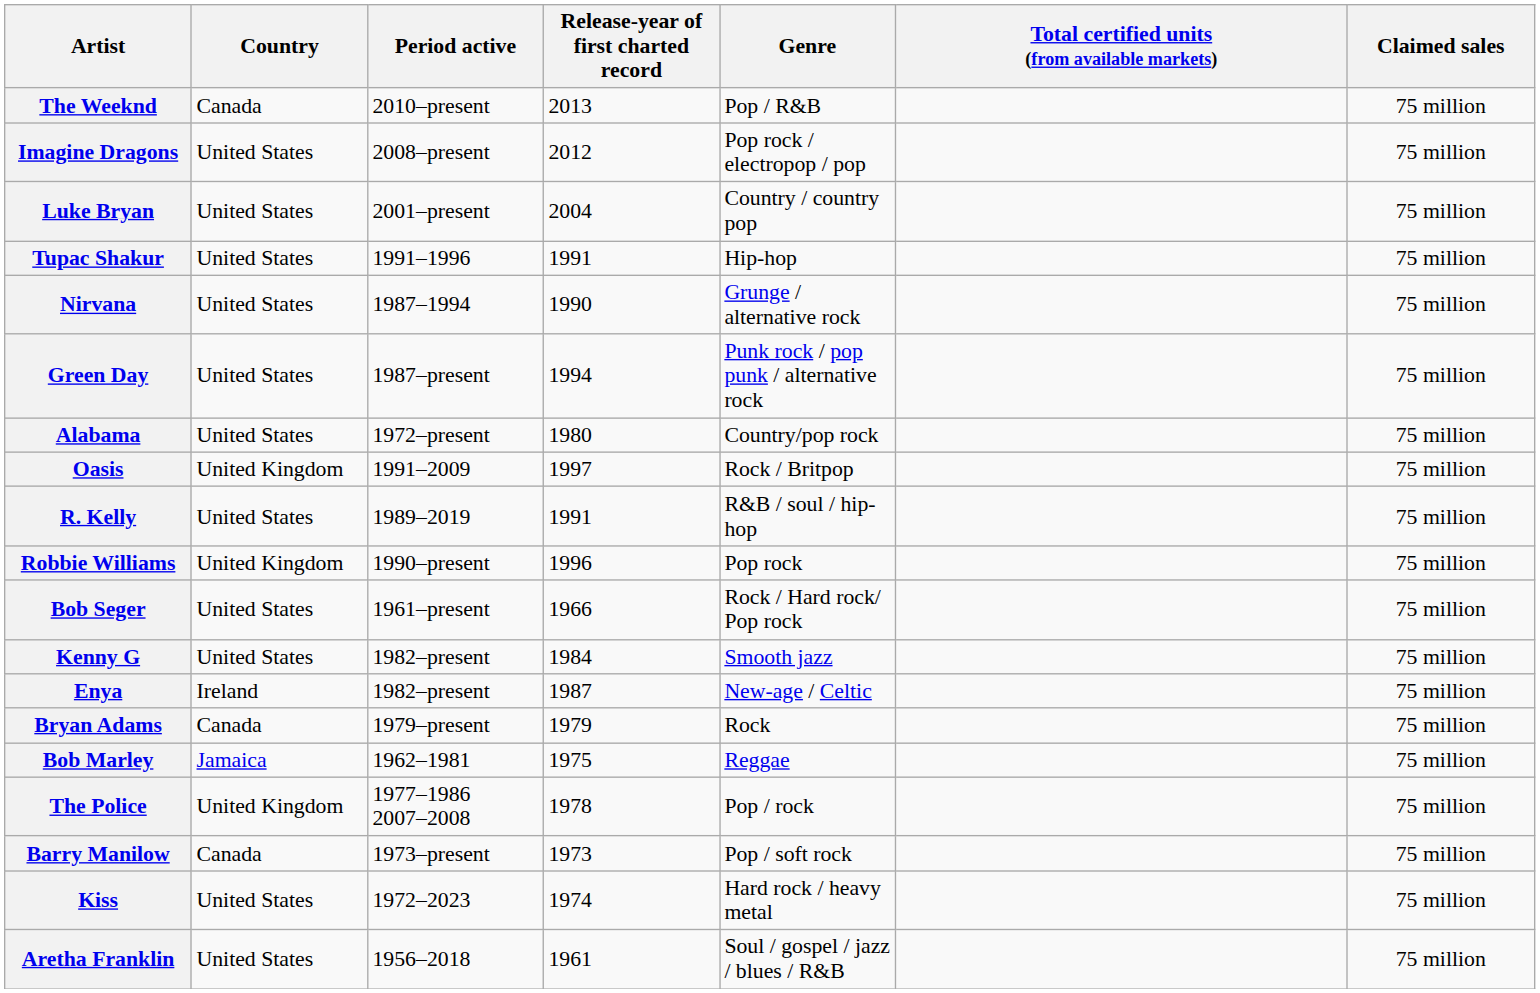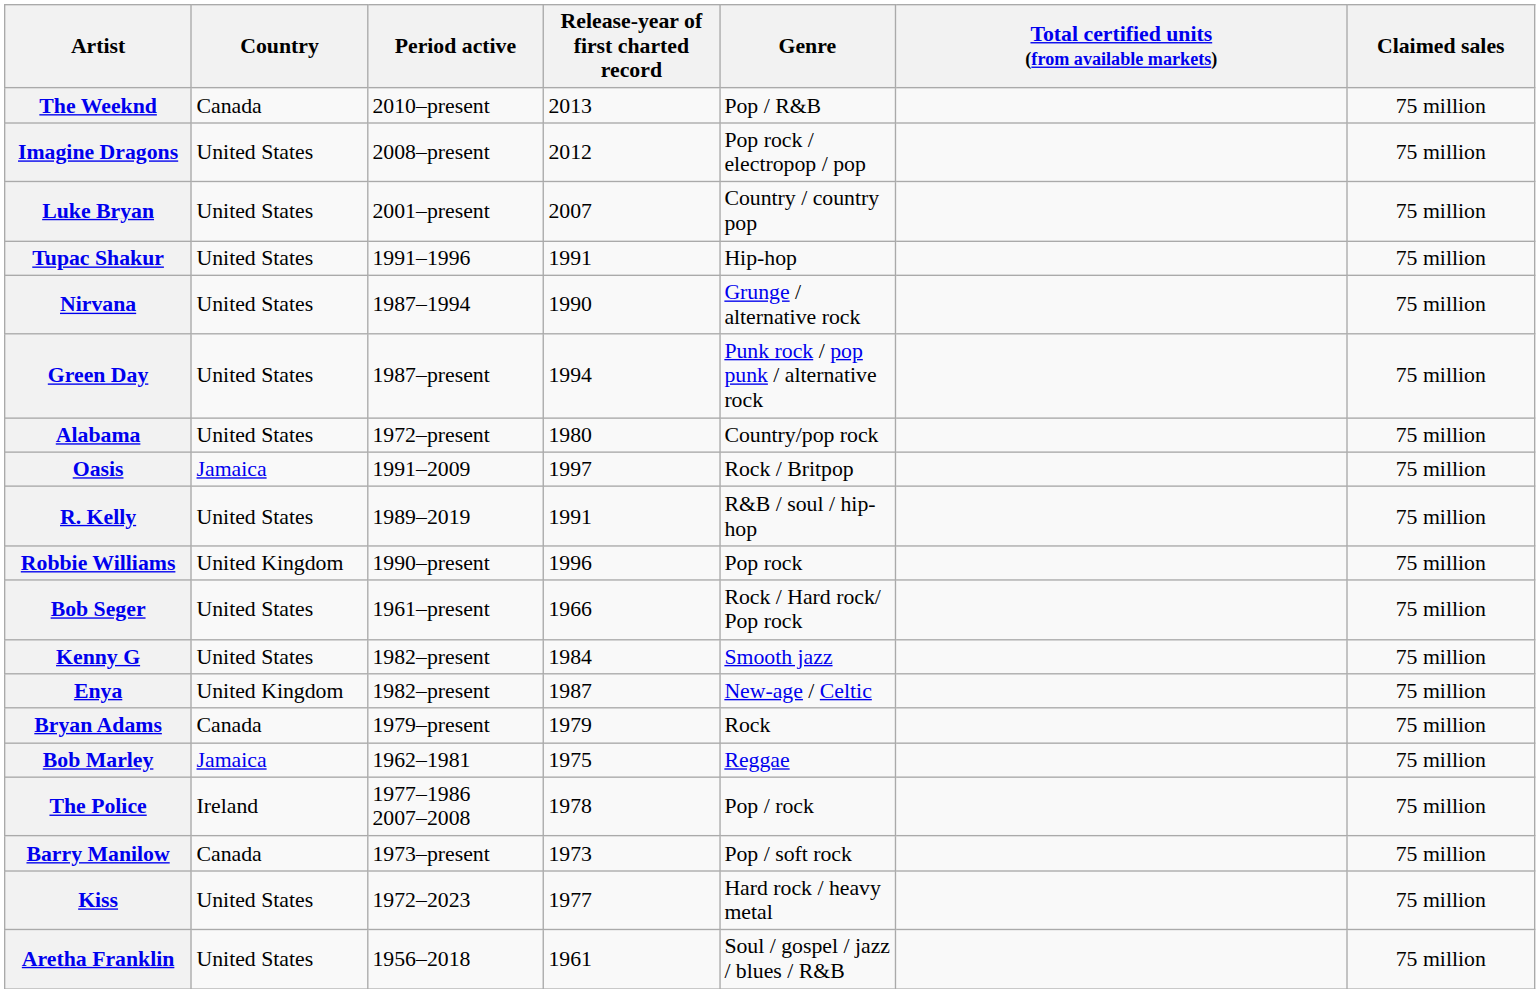(570, 210) 2004 -> (570, 210) 2007
(270, 469) United Kingdom -> (232, 469) Jamaica
(227, 690) Ireland -> (270, 690) United Kingdom
(270, 806) United Kingdom -> (227, 806) Ireland
(570, 899) 1974 -> (570, 899) 1977
